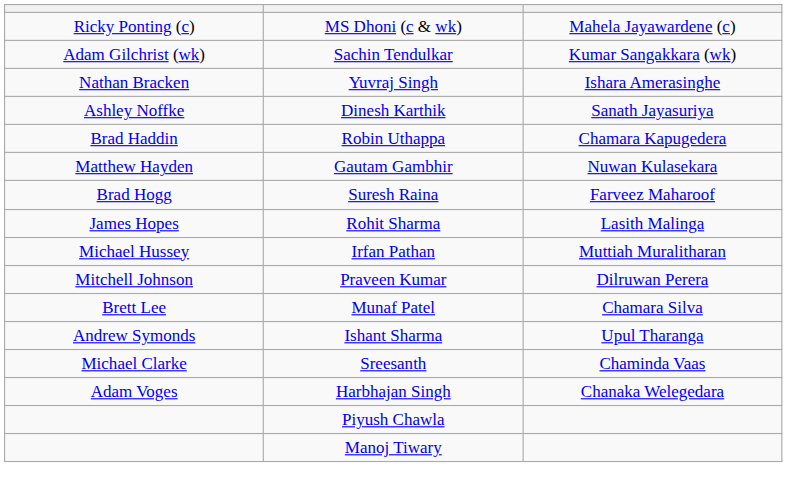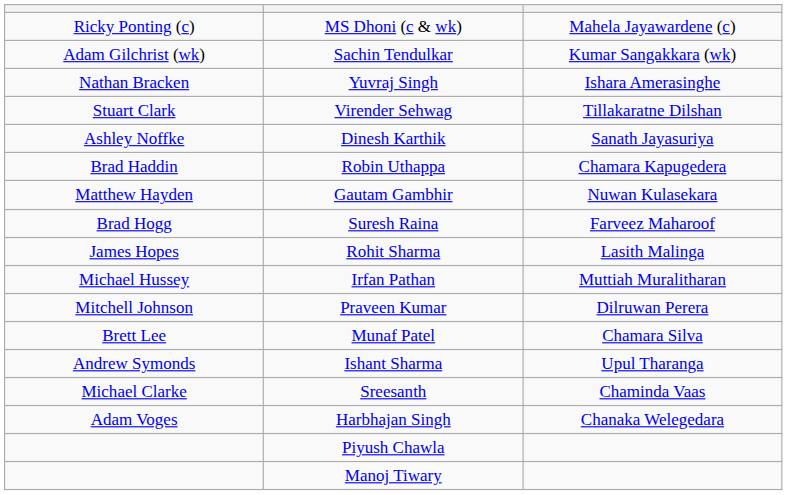+ row: (393, 110)
